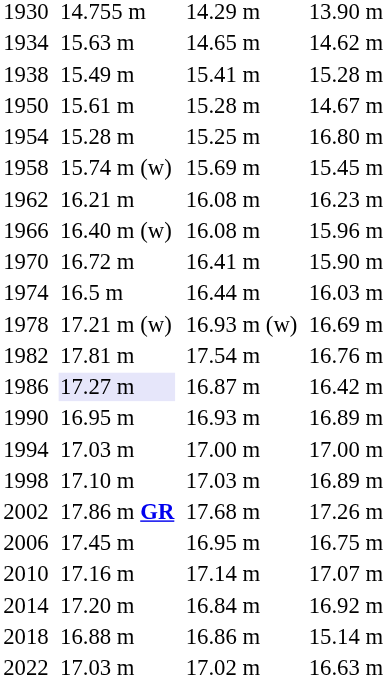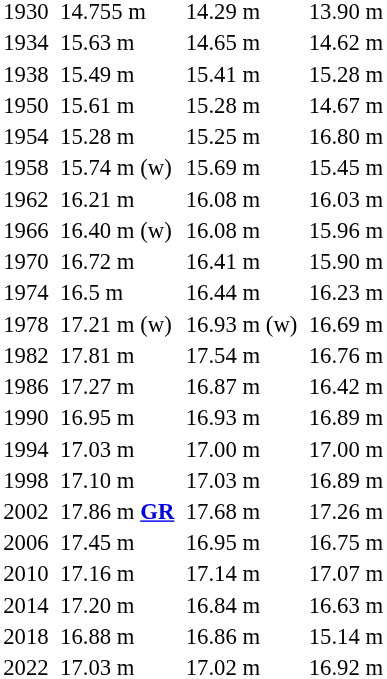(346, 199) 16.23 m -> (346, 199) 16.03 m
(346, 292) 16.03 m -> (346, 292) 16.23 m
(97, 386) lavender background -> (97, 386) no background
(346, 605) 16.92 m -> (346, 605) 16.63 m
(346, 667) 16.63 m -> (346, 667) 16.92 m
